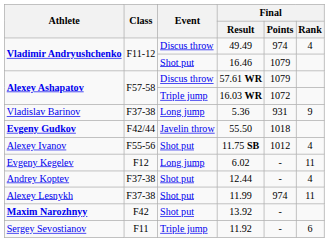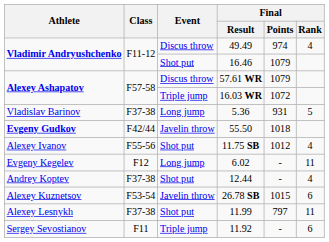(310, 112) 9 -> (310, 112) 5
+ row: (241, 196)
(280, 196) 974 -> (280, 212) 797
- row: (241, 212)
